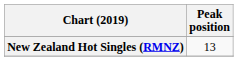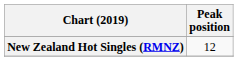(210, 46) 13 -> (210, 46) 12
